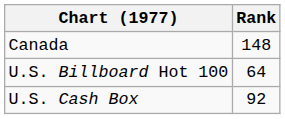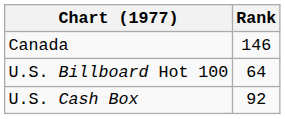(256, 45) 148 -> (256, 45) 146
